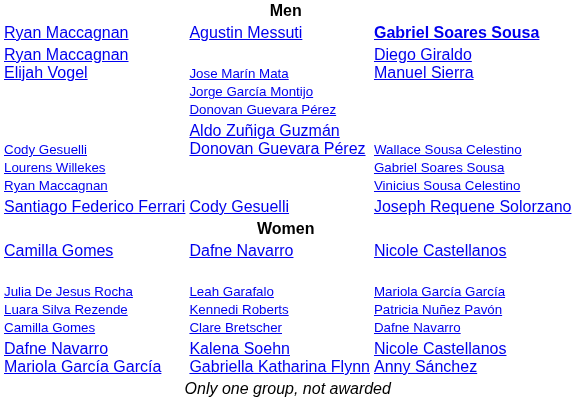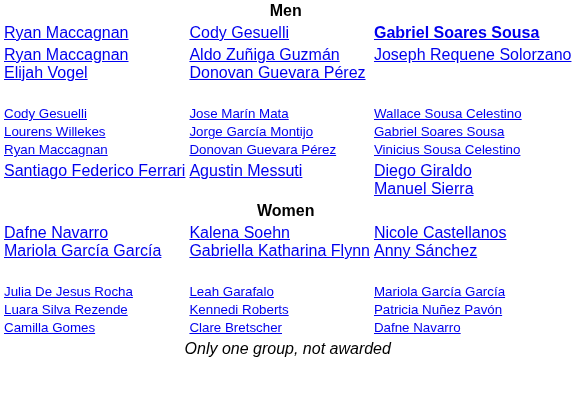(246, 32) Agustin Messuti -> (239, 32) Cody Gesuelli
(263, 92) Jose Marín Mata Jorge García Montijo Donovan Guevara Pérez -> (277, 64) Aldo Zuñiga Guzmán Donovan Guevara Pérez
(424, 64) Diego Giraldo Manuel Sierra -> (473, 54) Joseph Requene Solorzano
(277, 140) Aldo Zuñiga Guzmán Donovan Guevara Pérez -> (263, 132) Jose Marín Mata Jorge García Montijo Donovan Guevara Pérez
(239, 206) Cody Gesuelli -> (246, 170) Agustin Messuti
(473, 206) Joseph Requene Solorzano -> (424, 180) Diego Giraldo Manuel Sierra
- row: (59, 250)
rows swapped: (83, 358) <-> (68, 310)
